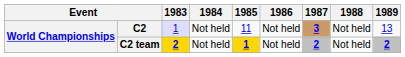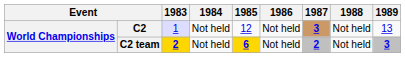(246, 29) 11 -> (246, 29) 12
(246, 45) 1 -> (246, 45) 6
(387, 45) 2 -> (387, 45) 3
